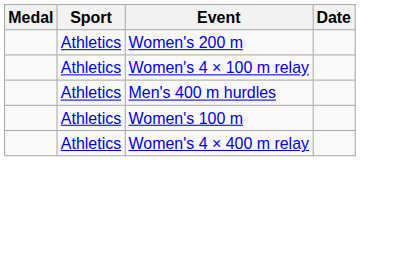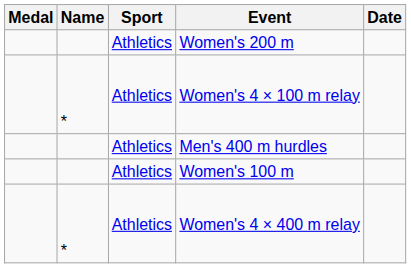+ column: (83, 17)
